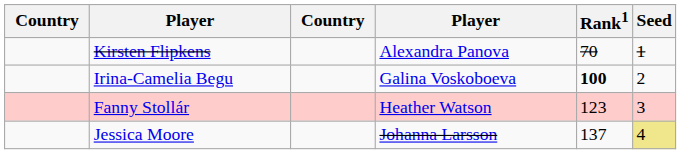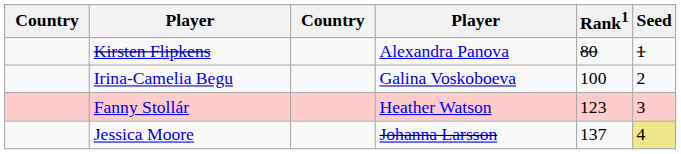(589, 51) 70 -> (589, 51) 80
(593, 79) bold -> (593, 79) normal
